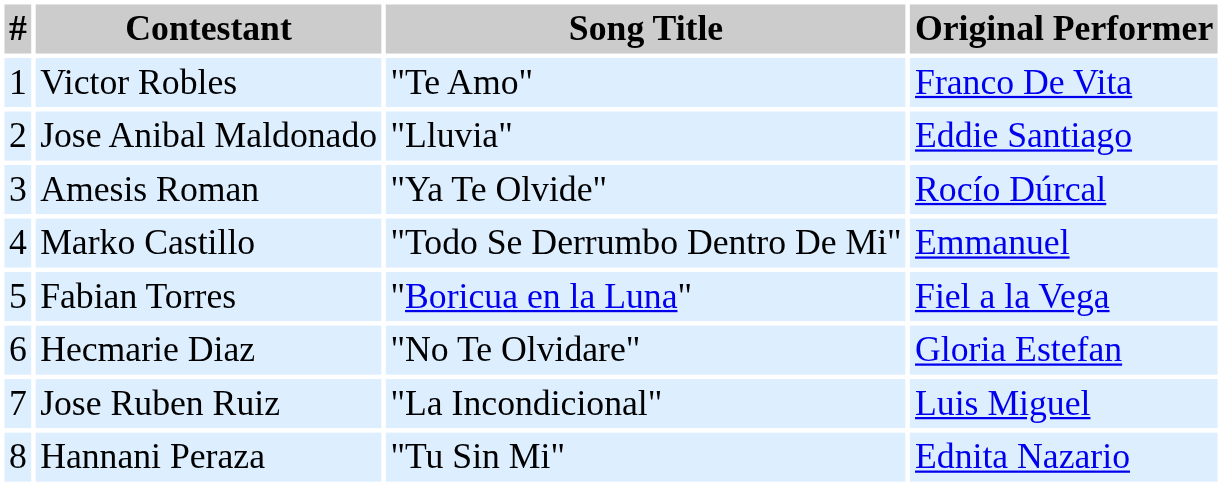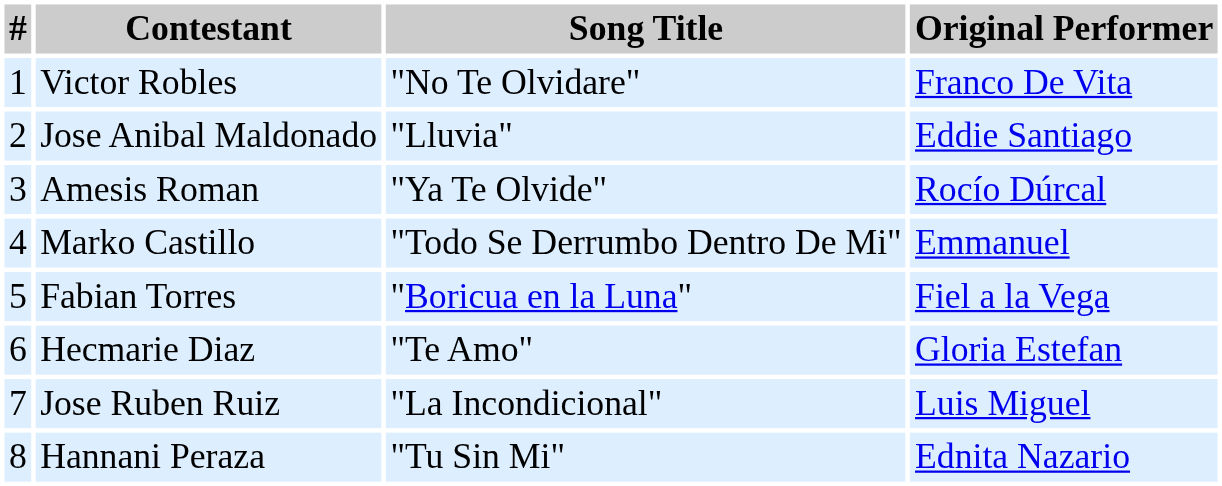(462, 81) "Te Amo" -> (515, 81) "No Te Olvidare"
(515, 349) "No Te Olvidare" -> (462, 349) "Te Amo"
